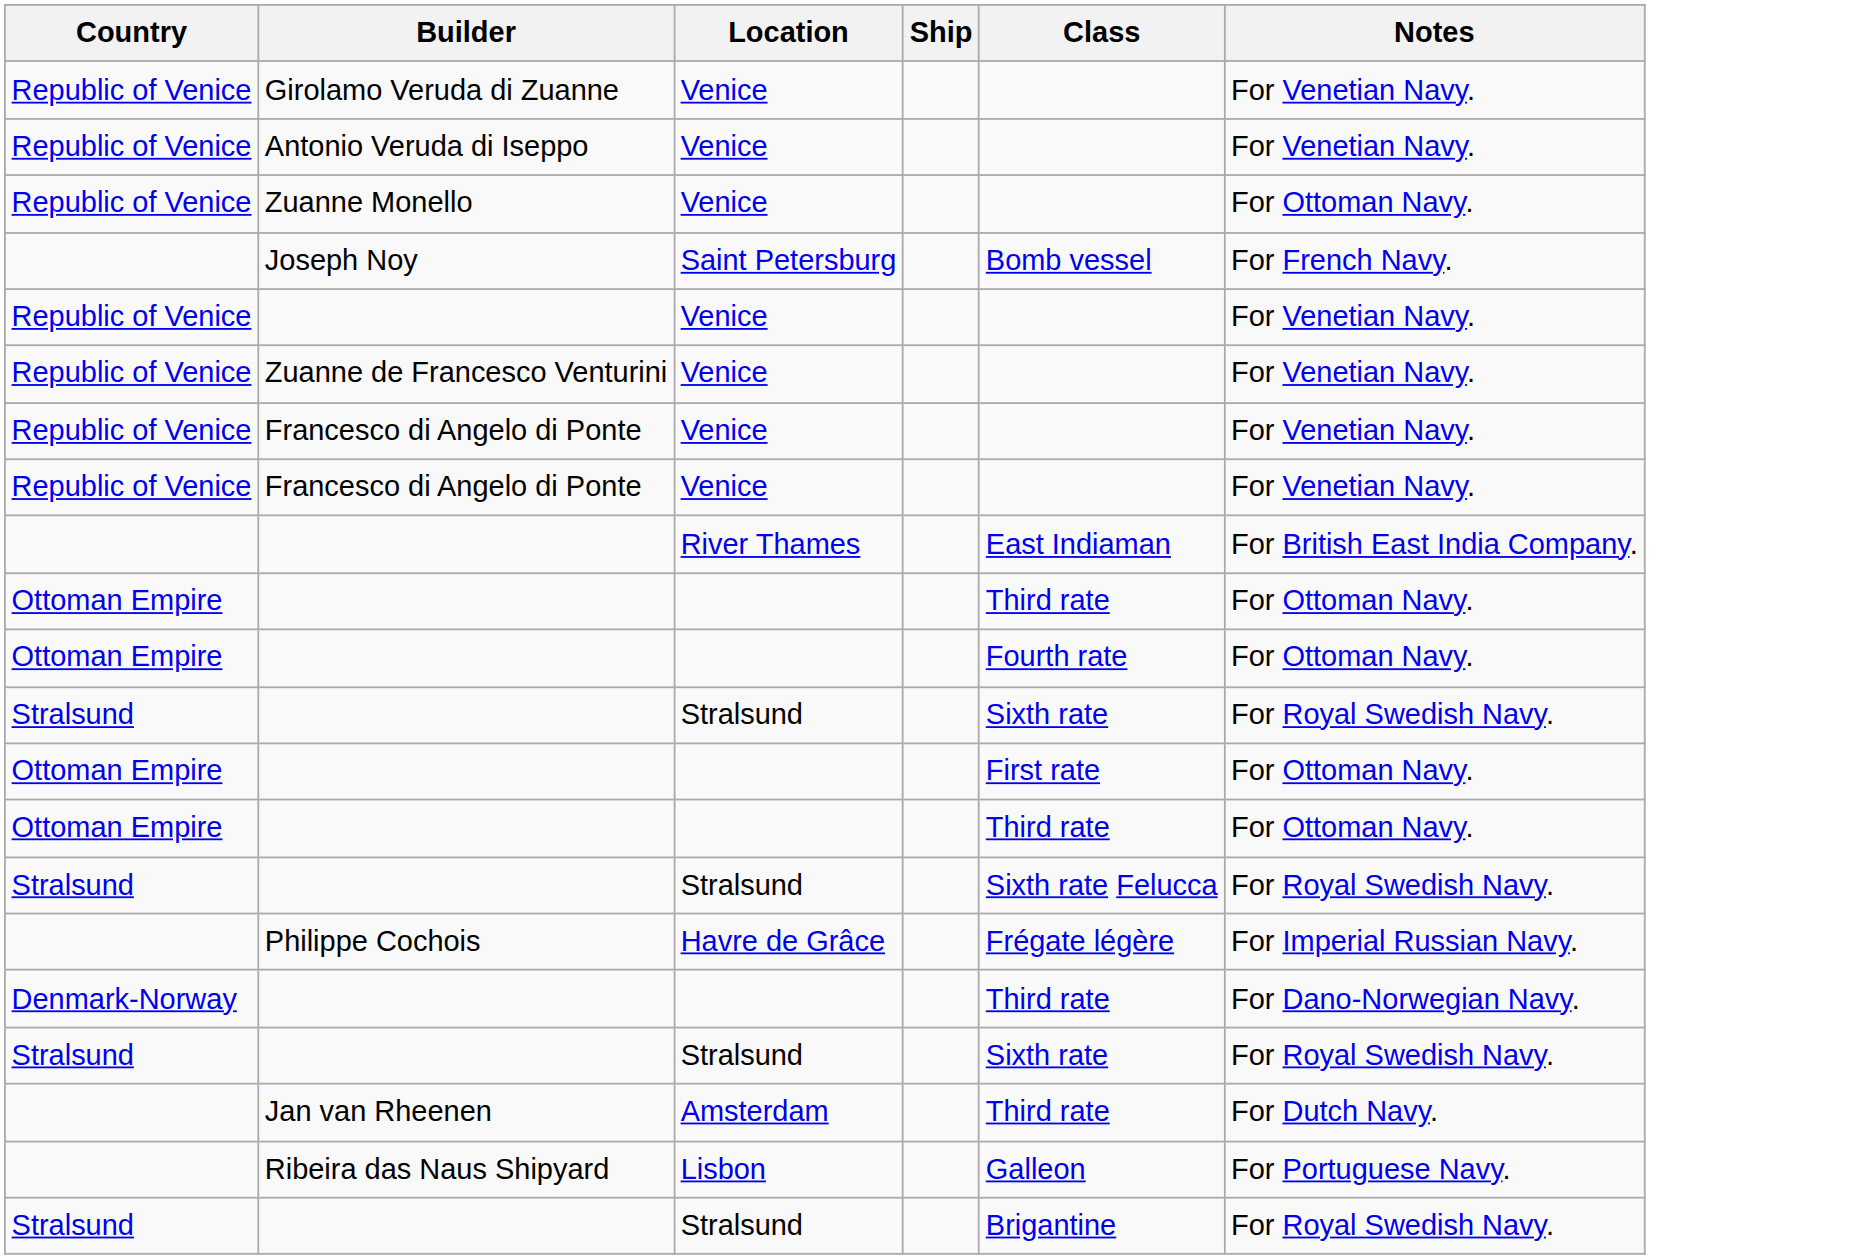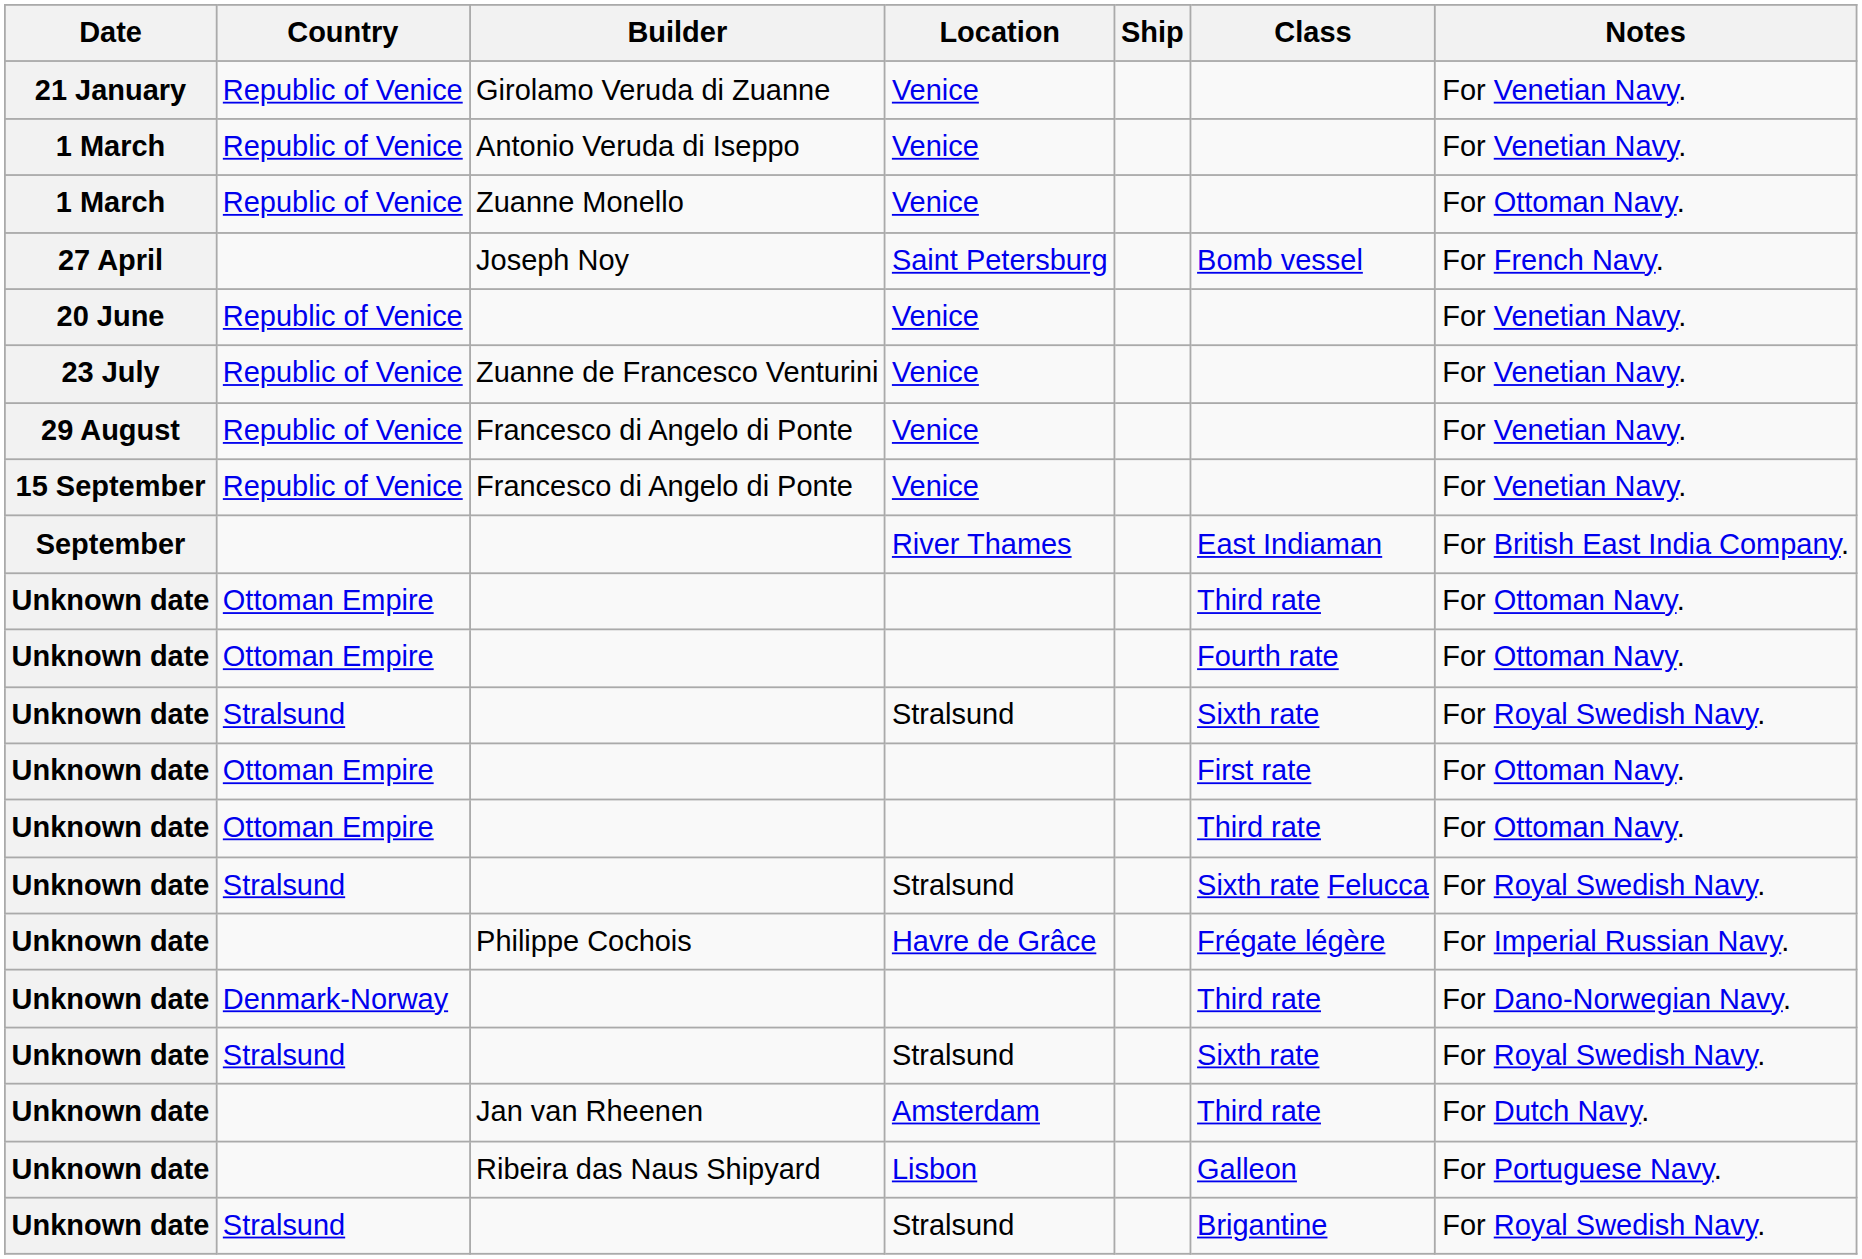+ column: (111, 32)
